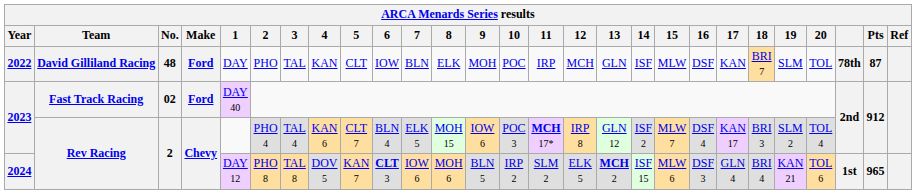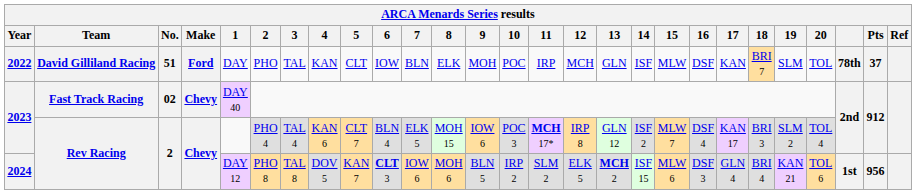(170, 63) 48 -> (170, 63) 51
(876, 63) 87 -> (876, 63) 37
(201, 99) Ford -> (201, 99) Chevy
(876, 171) 965 -> (876, 171) 956
